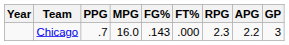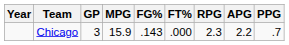columns swapped: (273, 14) <-> (96, 14)
(128, 32) 16.0 -> (120, 32) 15.9
